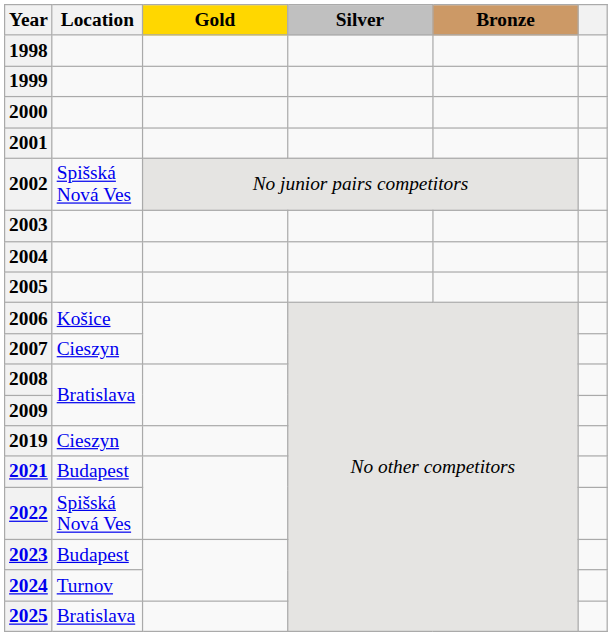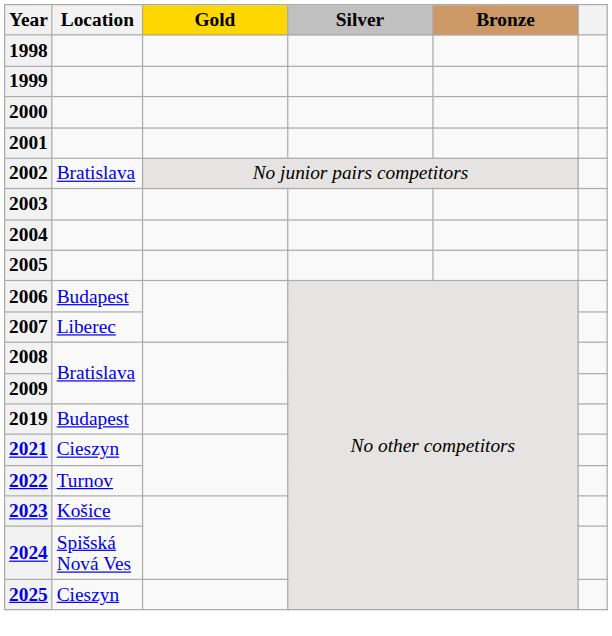(94, 184) Spišská Nová Ves -> (96, 173) Bratislava
(84, 317) Košice -> (93, 296) Budapest
(88, 348) Cieszyn -> (86, 326) Liberec
(88, 440) Cieszyn -> (93, 419) Budapest
(93, 471) Budapest -> (88, 449) Cieszyn
(94, 513) Spišská Nová Ves -> (85, 480) Turnov
(93, 554) Budapest -> (84, 511) Košice
(85, 585) Turnov -> (94, 552) Spišská Nová Ves
(96, 616) Bratislava -> (88, 594) Cieszyn
